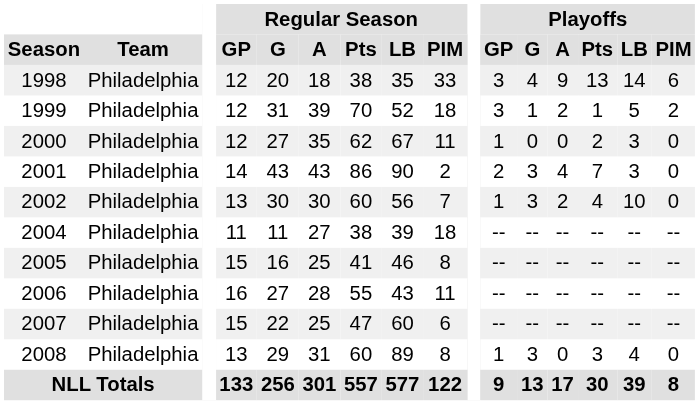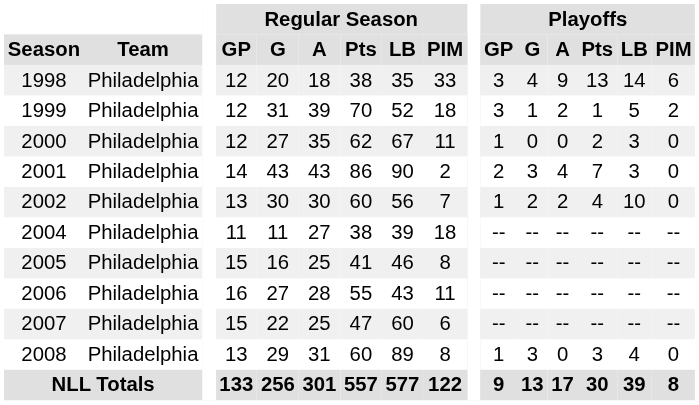(532, 201) 3 -> (532, 201) 2
